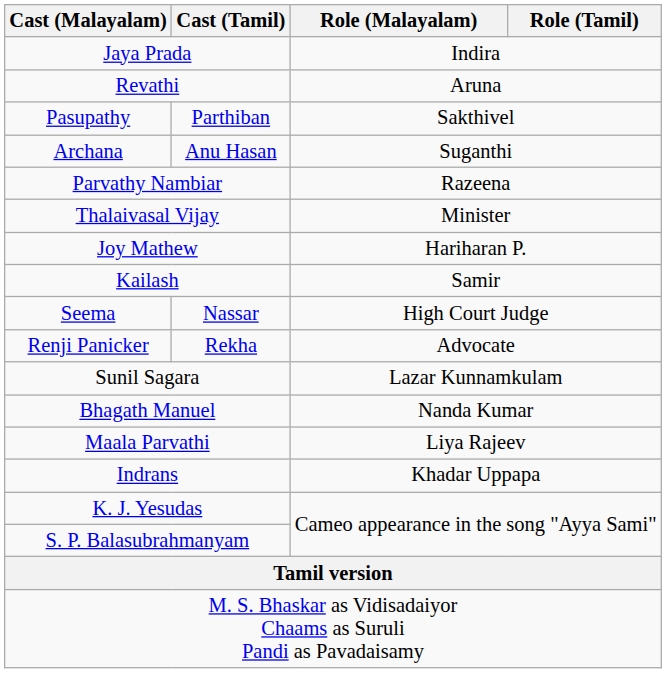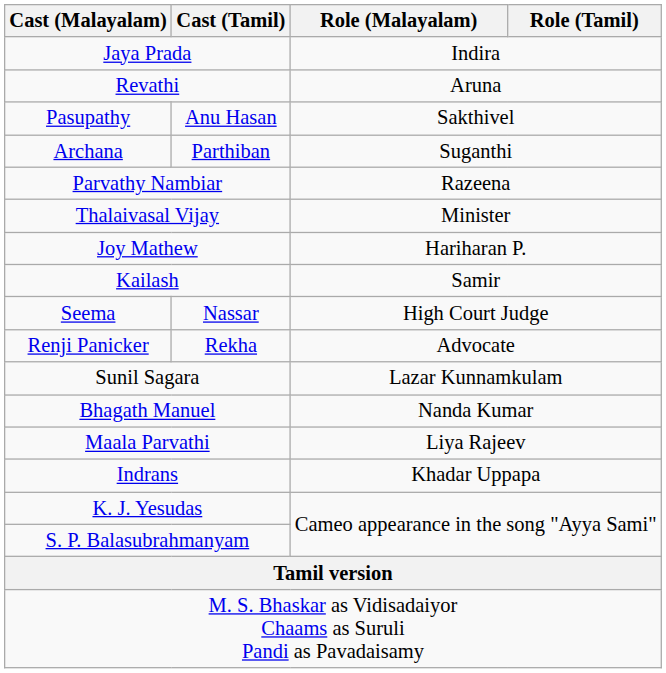(231, 118) Parthiban -> (231, 118) Anu Hasan
(231, 150) Anu Hasan -> (231, 150) Parthiban
